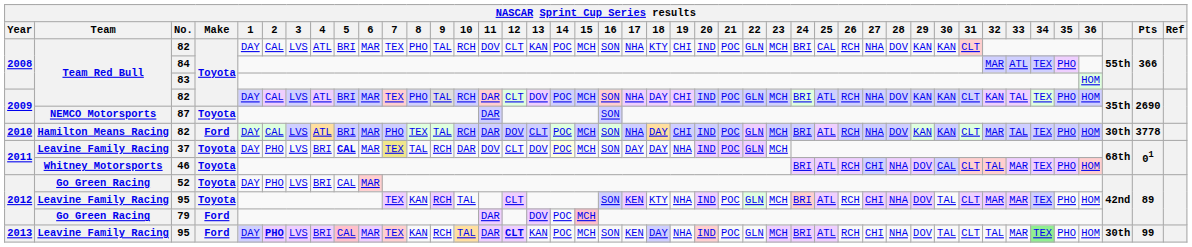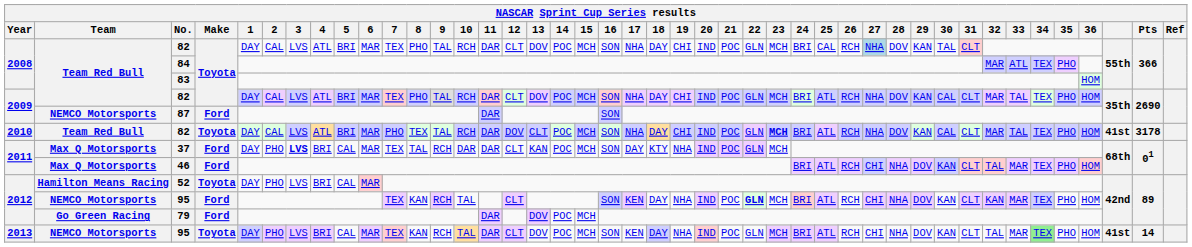(490, 47) DOV -> (490, 47) DAR
(538, 47) KAN -> (538, 47) DOV
(658, 47) KTY -> (658, 47) DAY
(874, 47) no background -> (874, 47) lightblue background
(947, 47) KAN -> (947, 47) TAL
(947, 98) KAN -> (947, 98) CAL
(995, 98) KAN -> (995, 98) MAR
(217, 115) Toyota -> (217, 115) Ford
(103, 132) Hamilton Means Racing -> (103, 132) Team Red Bull
(217, 132) Ford -> (217, 132) Toyota
(778, 132) normal -> (778, 132) bold
(947, 132) KAN -> (947, 132) CAL
(1118, 132) 30th -> (1118, 132) 41st
(1148, 132) 3778 -> (1148, 132) 3178
(103, 149) Leavine Family Racing -> (103, 149) Max Q Motorsports
(217, 149) Toyota -> (217, 149) Ford
(298, 149) normal -> (298, 149) bold
(346, 149) bold -> (346, 149) normal
(394, 149) khaki background -> (394, 149) no background
(490, 149) DOV -> (490, 149) DAR
(538, 149) DOV -> (538, 149) KAN
(562, 149) lightyellow background -> (562, 149) no background
(658, 149) DAY -> (658, 149) KTY
(103, 166) Whitney Motorsports -> (103, 166) Max Q Motorsports
(217, 166) Toyota -> (217, 166) Ford
(947, 166) CAL -> (947, 166) KAN
(103, 183) Go Green Racing -> (103, 183) Hamilton Means Racing
(103, 200) Leavine Family Racing -> (103, 200) NEMCO Motorsports
(217, 200) Toyota -> (217, 200) Ford
(658, 200) KTY -> (658, 200) DAY
(754, 200) normal -> (754, 200) bold
(947, 200) TAL -> (947, 200) KAN
(995, 200) MAR -> (995, 200) KAN
(586, 217) pink background -> (586, 217) no background
(103, 234) Leavine Family Racing -> (103, 234) NEMCO Motorsports
(217, 234) Ford -> (217, 234) Toyota
(274, 234) bold -> (274, 234) normal
(346, 234) pink background -> (346, 234) no background
(514, 234) bold -> (514, 234) normal
(538, 234) KAN -> (538, 234) DOV
(947, 234) TAL -> (947, 234) KAN
(1118, 234) 30th -> (1118, 234) 41st
(1148, 234) 99 -> (1148, 234) 14
